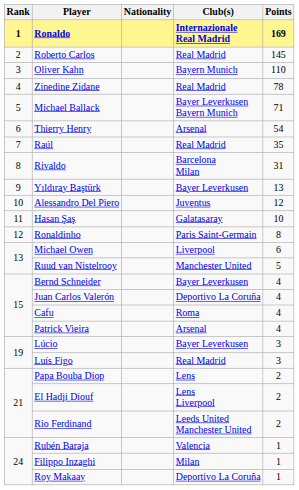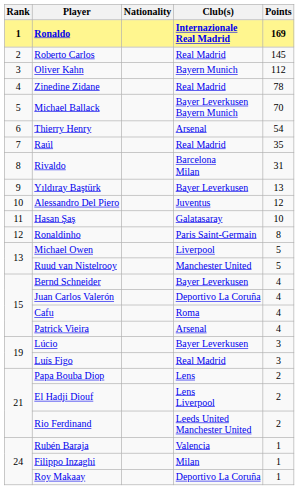(278, 70) 110 -> (278, 70) 112
(278, 107) 71 -> (278, 107) 70
(278, 250) 6 -> (278, 250) 5
